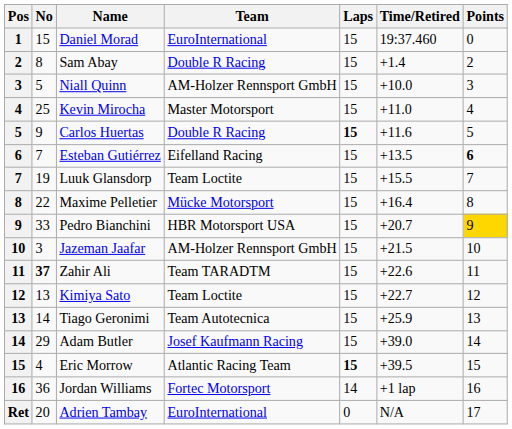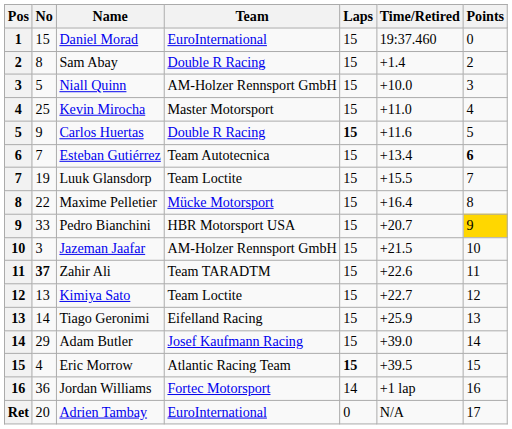(215, 156) Eifelland Racing -> (218, 156) Team Autotecnica
(396, 156) +13.5 -> (396, 156) +13.4
(218, 319) Team Autotecnica -> (215, 319) Eifelland Racing
